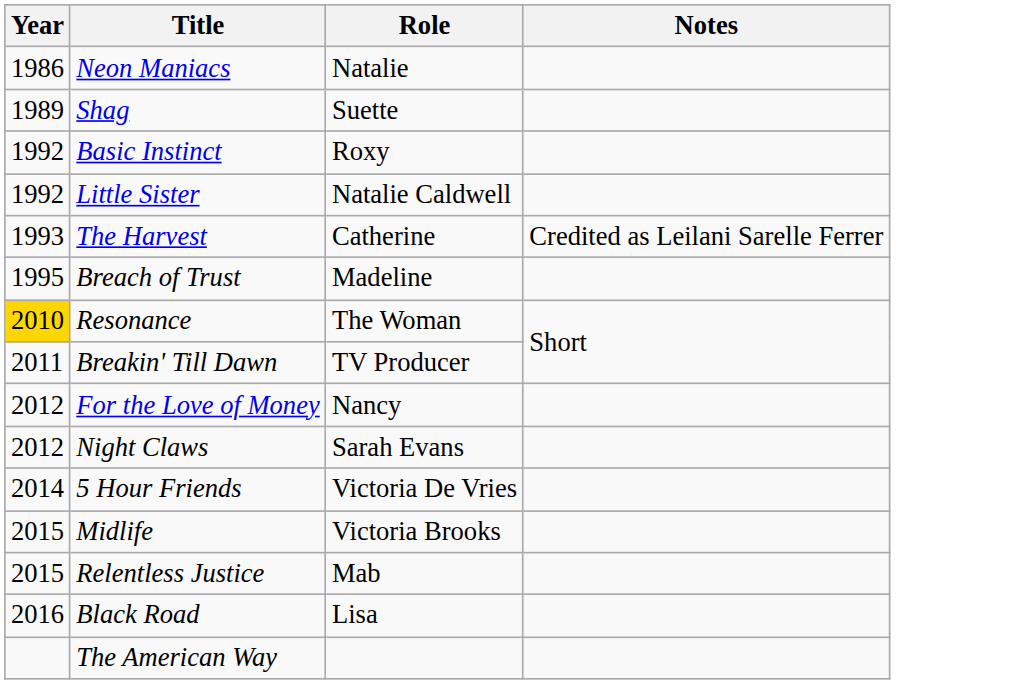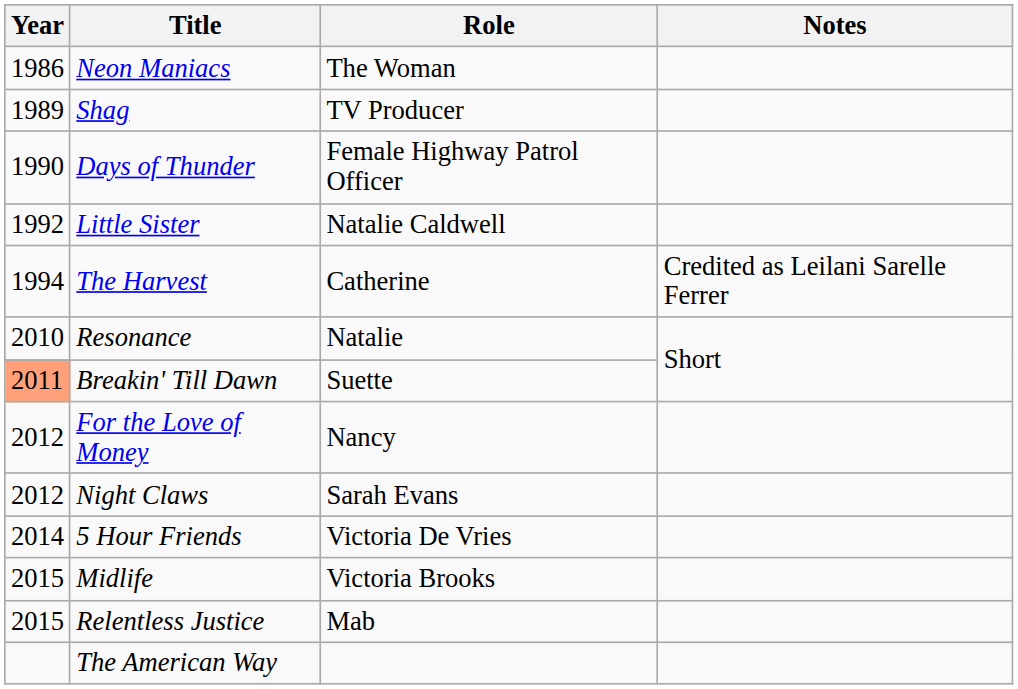(370, 67) Natalie -> (391, 67) The Woman
(365, 109) Suette -> (395, 109) TV Producer
+ row: (166, 166)
- row: (149, 151)
(38, 236) 1993 -> (38, 280) 1994
- row: (158, 278)
(38, 320) gold background -> (38, 338) no background
(397, 320) The Woman -> (365, 338) Natalie
(37, 362) no background -> (37, 380) lightsalmon background
(401, 362) TV Producer -> (360, 380) Suette
- row: (138, 615)
